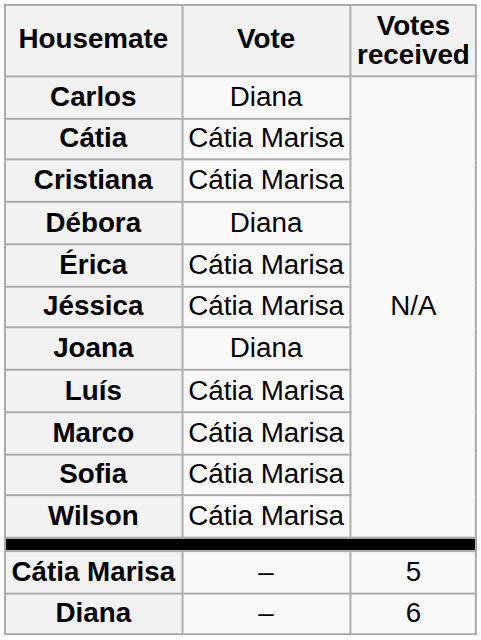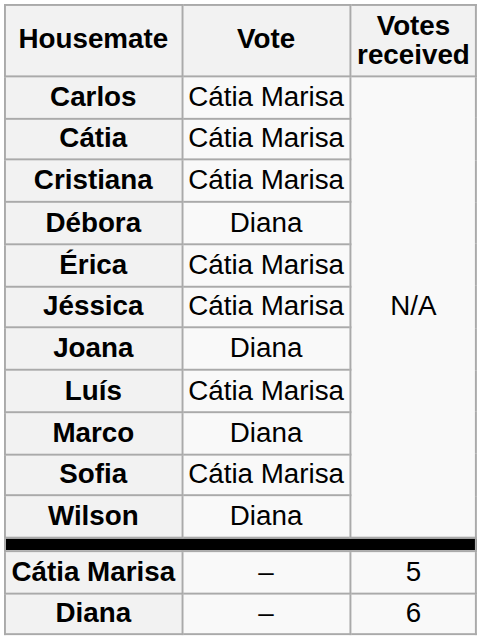(266, 96) Diana -> (266, 96) Cátia Marisa
(266, 432) Cátia Marisa -> (266, 432) Diana
(266, 516) Cátia Marisa -> (266, 516) Diana
